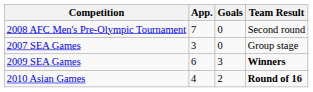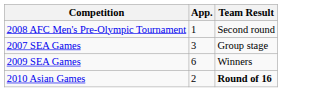- column: (230, 12)
(194, 29) 7 -> (194, 29) 1
(267, 62) bold -> (235, 62) normal
(194, 78) 4 -> (194, 78) 2
